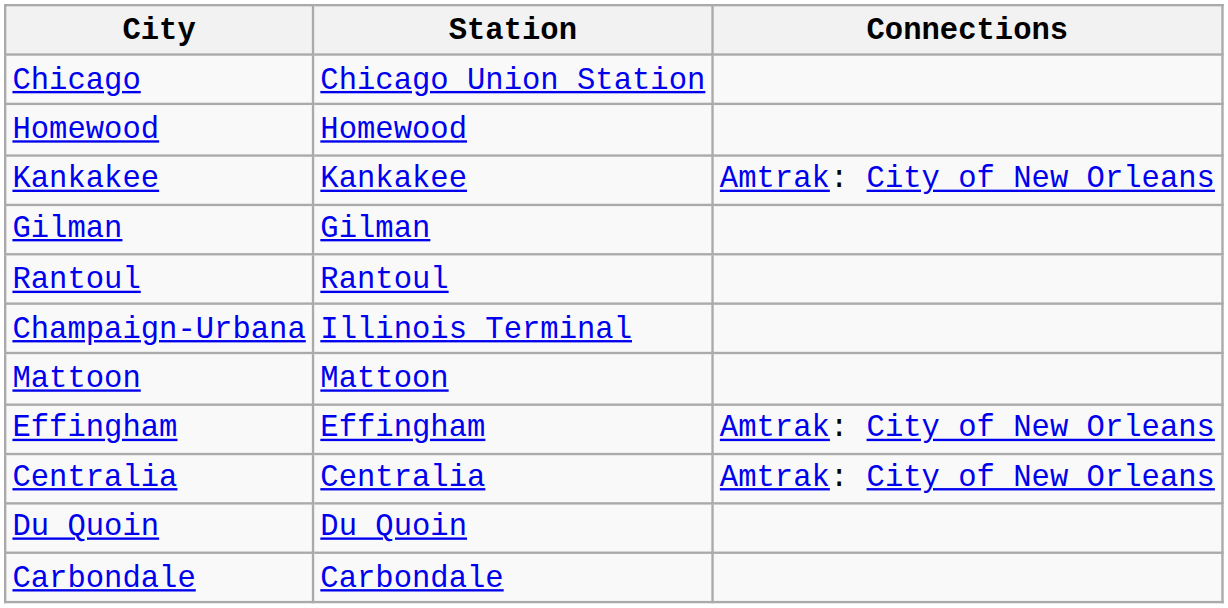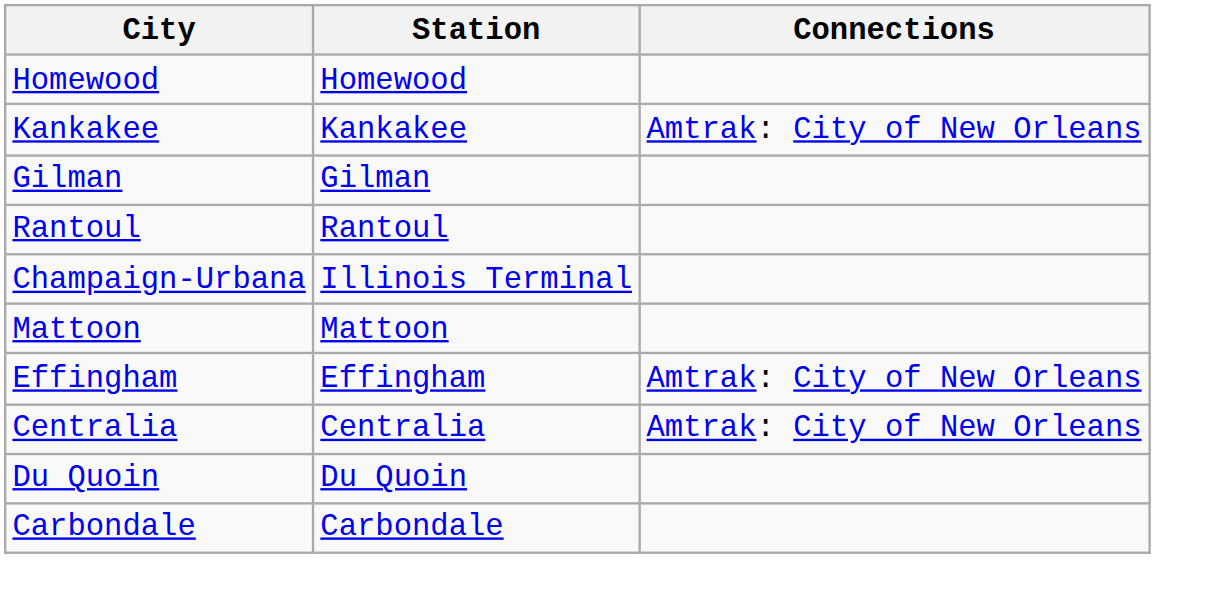- row: (77, 80)
